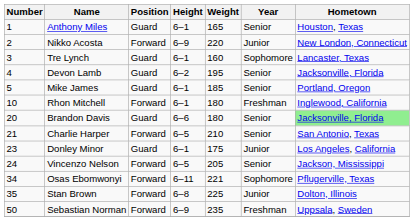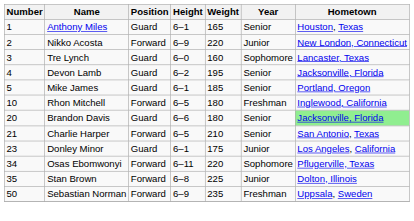(181, 58) 6–1 -> (181, 58) 6–0
(181, 103) 6–1 -> (181, 103) 6–5
- row: (83, 164)
(215, 179) 221 -> (215, 164) 220
